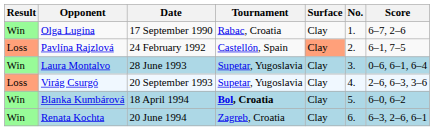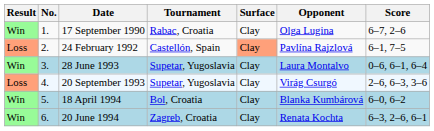columns swapped: (355, 12) <-> (83, 12)
(246, 99) bold -> (176, 99) normal
